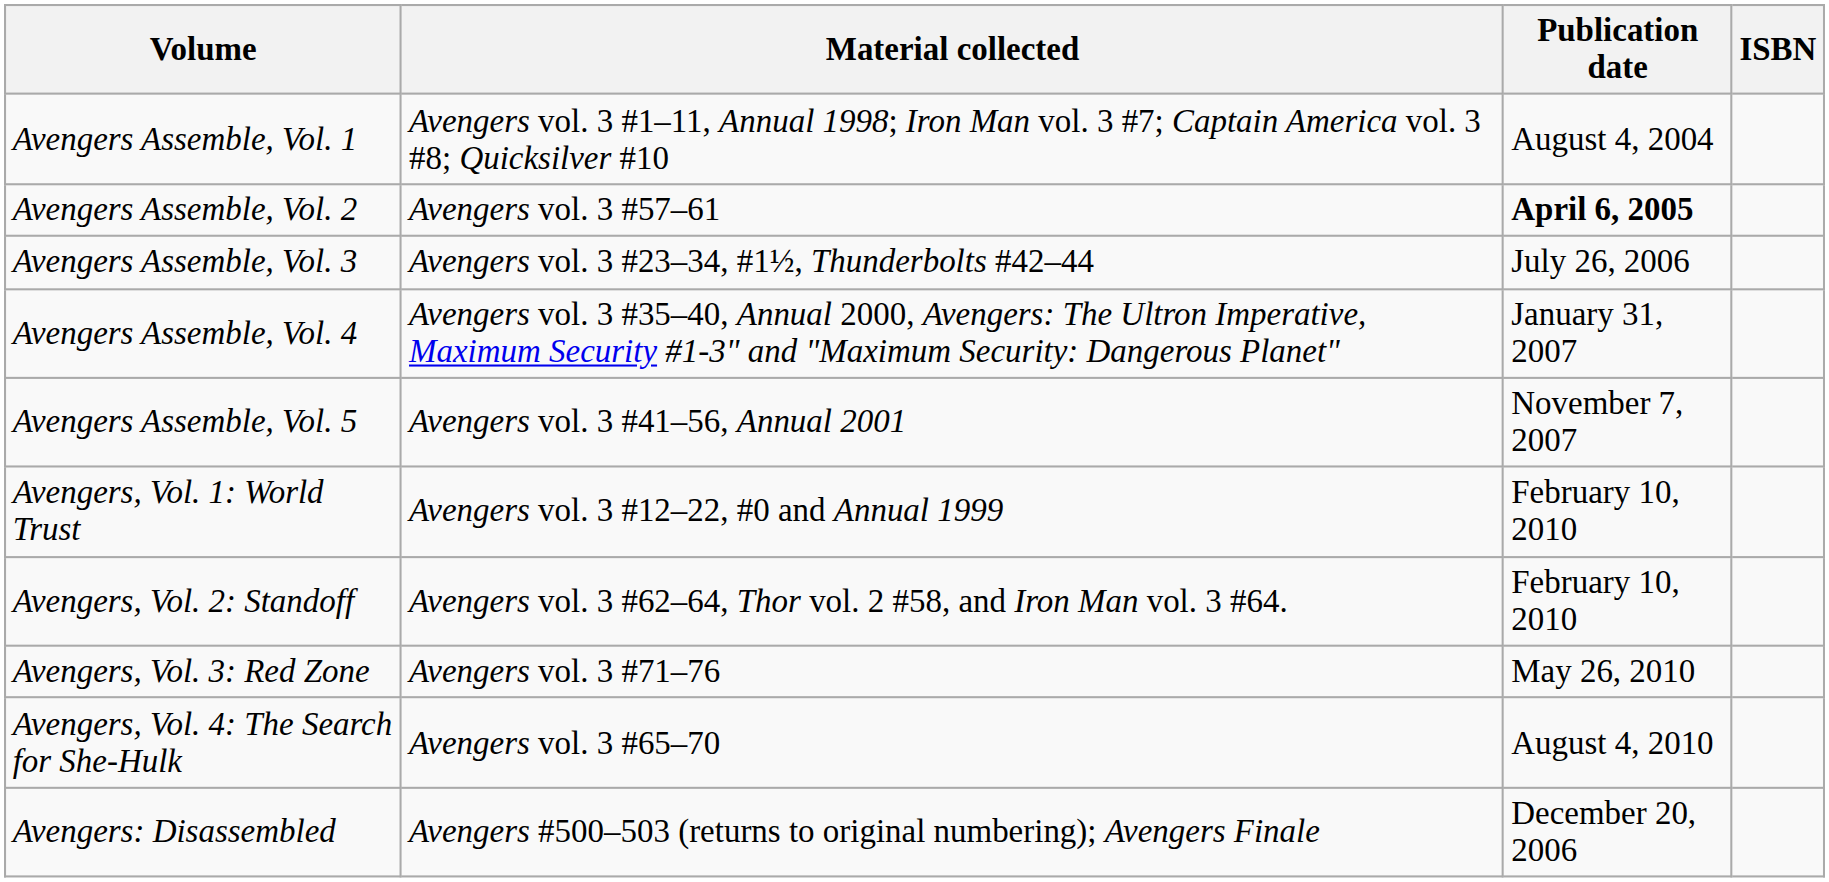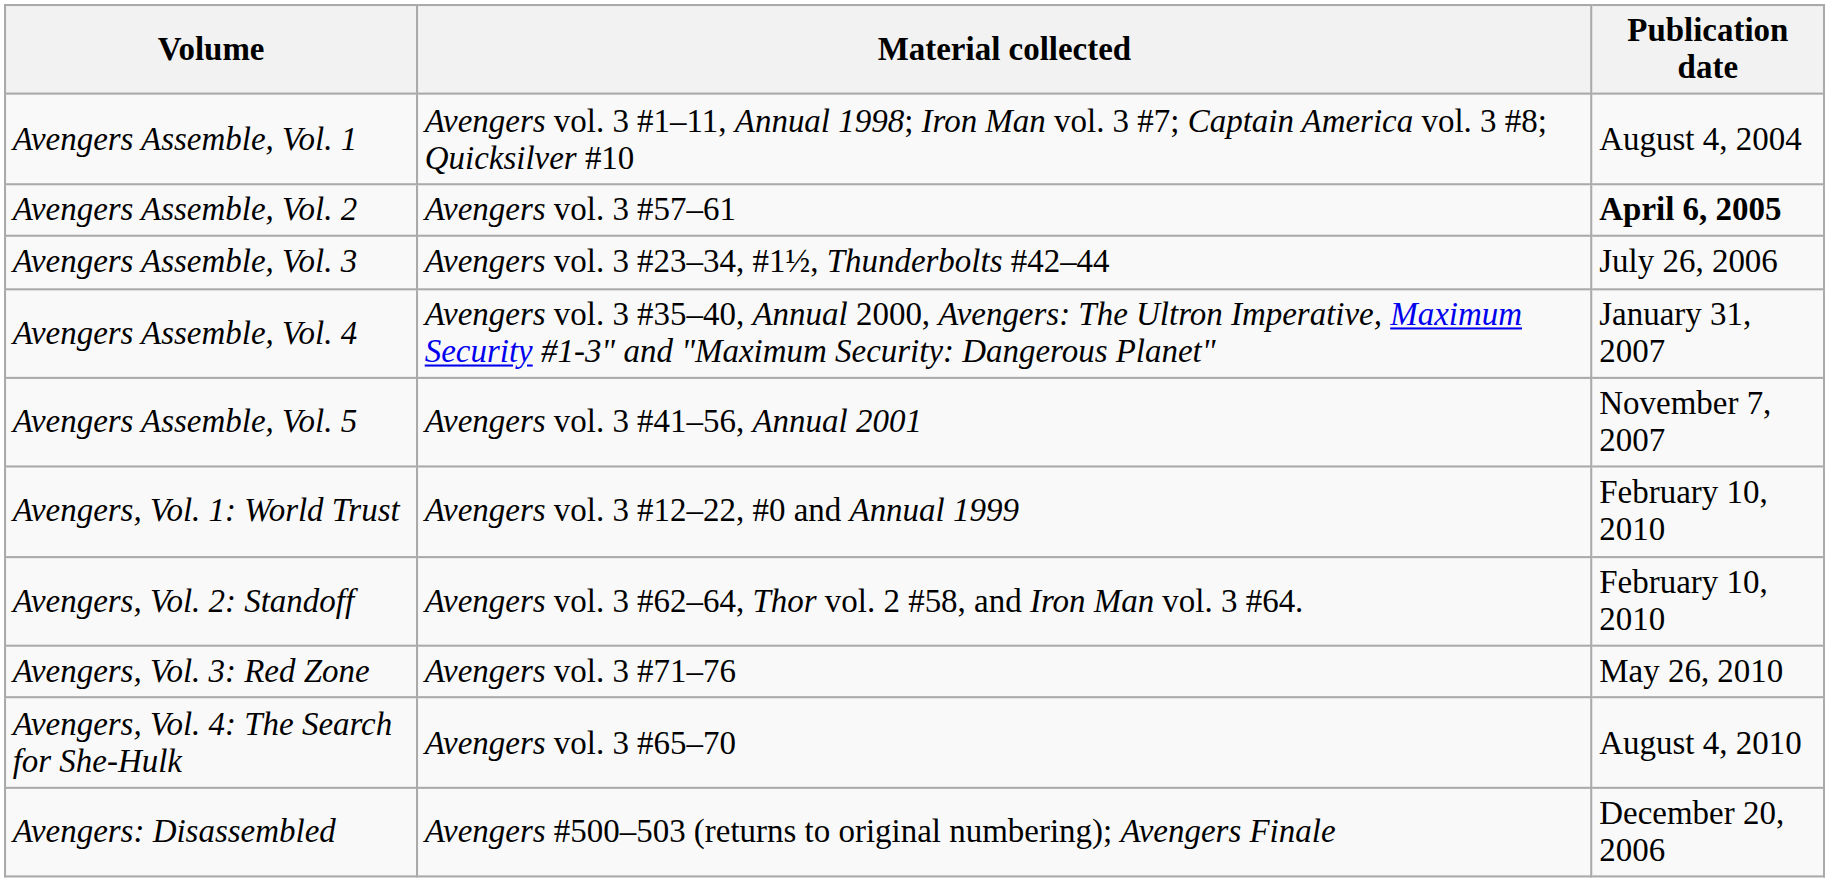- column: (1778, 49)
